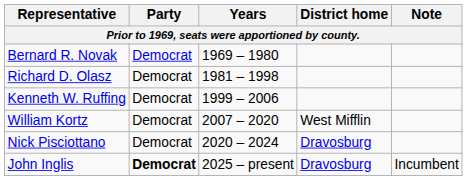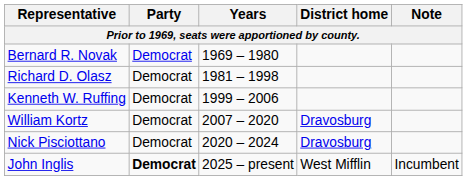(336, 120) West Mifflin -> (336, 120) Dravosburg
(336, 164) Dravosburg -> (336, 164) West Mifflin
